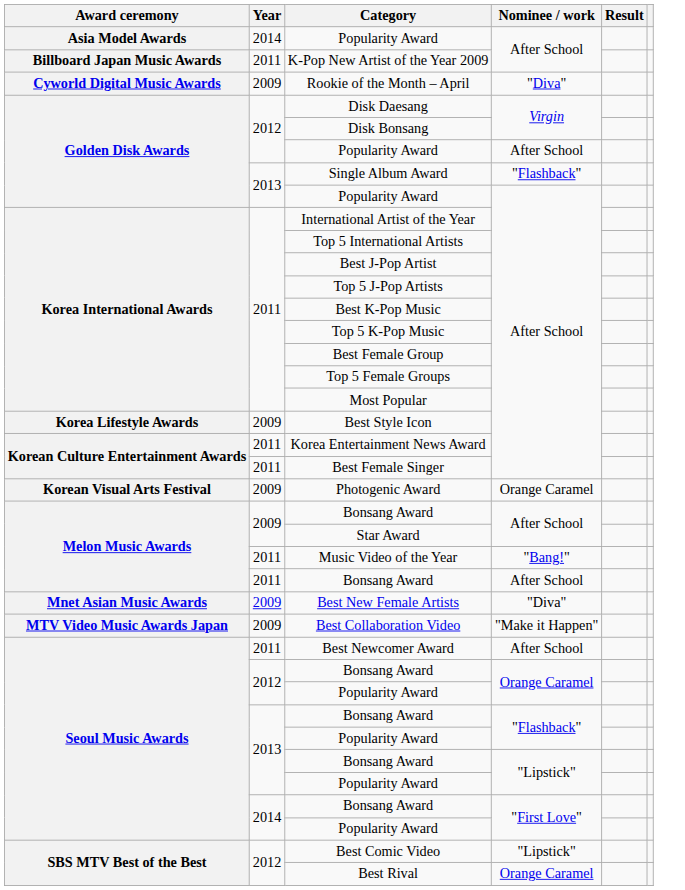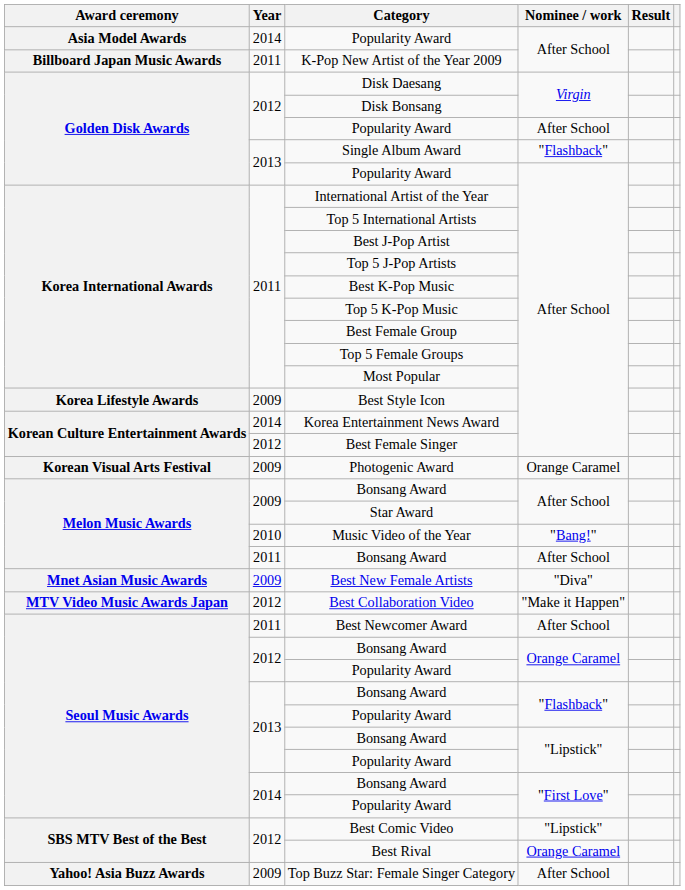- row: (388, 83)
(267, 444) 2011 -> (267, 422) 2014
(267, 467) 2011 -> (267, 444) 2012
(267, 557) 2011 -> (267, 535) 2010
(267, 625) 2009 -> (267, 602) 2012
+ row: (401, 873)
